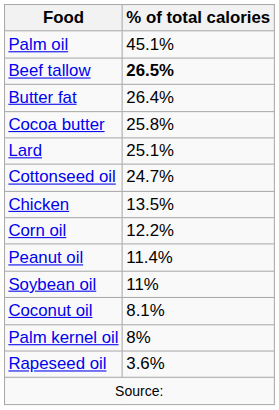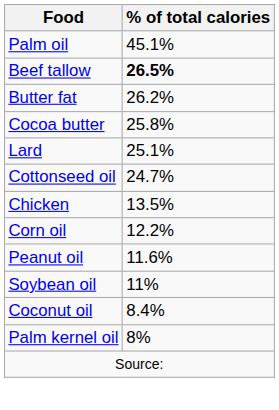(150, 97) 26.4% -> (150, 97) 26.2%
(150, 257) 11.4% -> (150, 257) 11.6%
(145, 310) 8.1% -> (145, 310) 8.4%
- row: (57, 364)
